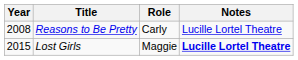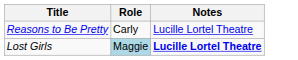- column: (19, 13)
(159, 47) no background -> (131, 47) lightblue background
